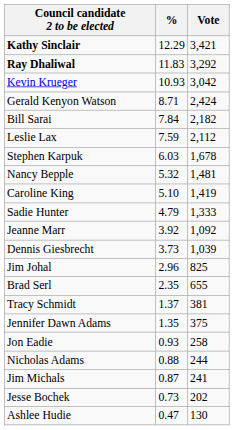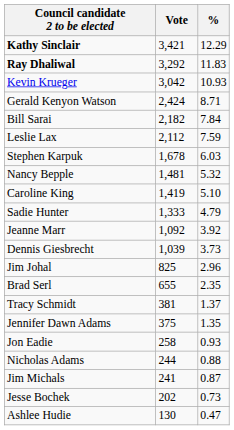columns swapped: (208, 20) <-> (172, 20)
